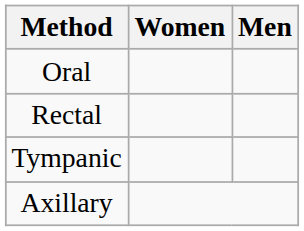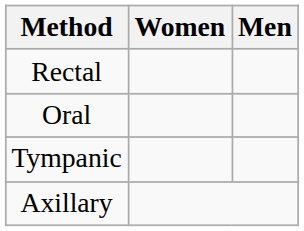rows swapped: (67, 71) <-> (67, 114)
